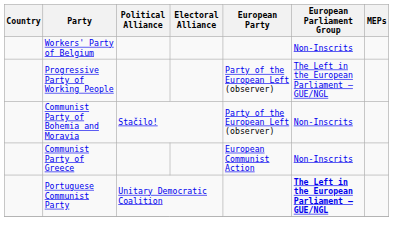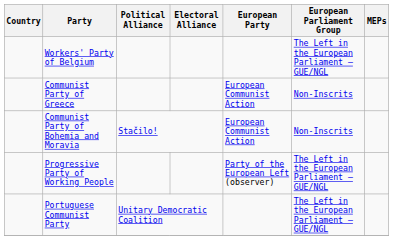(323, 48) Non-Inscrits -> (323, 57) The Left in the European Parliament – GUE/NGL
rows swapped: (79, 80) <-> (67, 159)
(257, 122) Party of the European Left (observer) -> (247, 131) European Communist Action
(323, 196) bold -> (323, 215) normal
